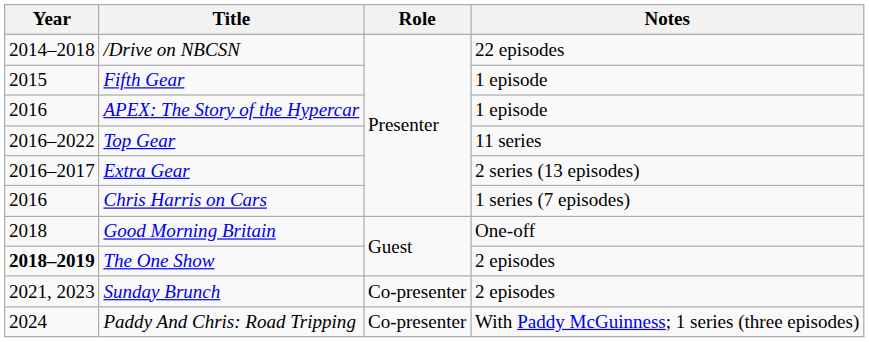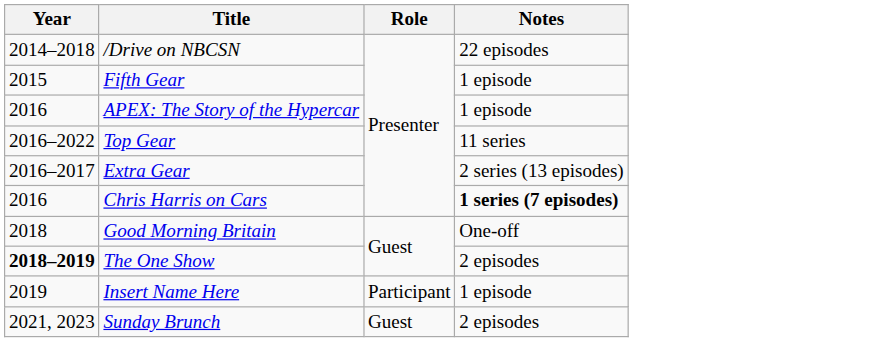(553, 200) normal -> (539, 200) bold
+ row: (171, 291)
(417, 291) Co-presenter -> (390, 321) Guest
- row: (230, 321)
